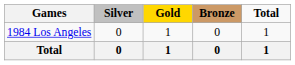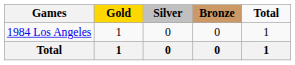columns swapped: (168, 13) <-> (119, 13)
